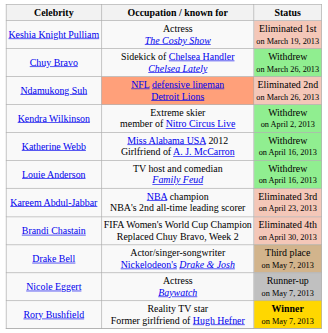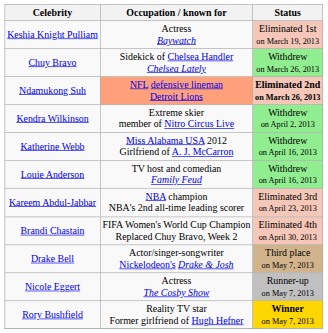(178, 34) Actress The Cosby Show -> (176, 34) Actress Baywatch
(288, 90) normal -> (288, 90) bold
(178, 286) Actress Baywatch -> (176, 286) Actress The Cosby Show
